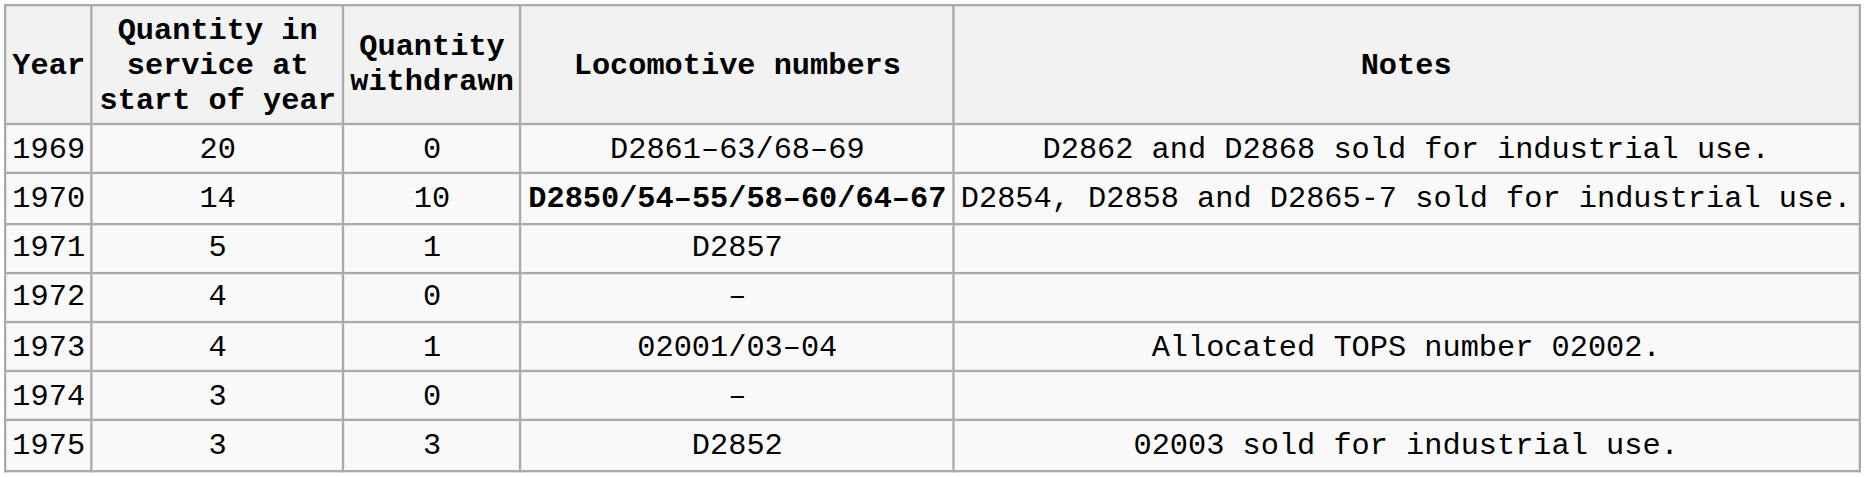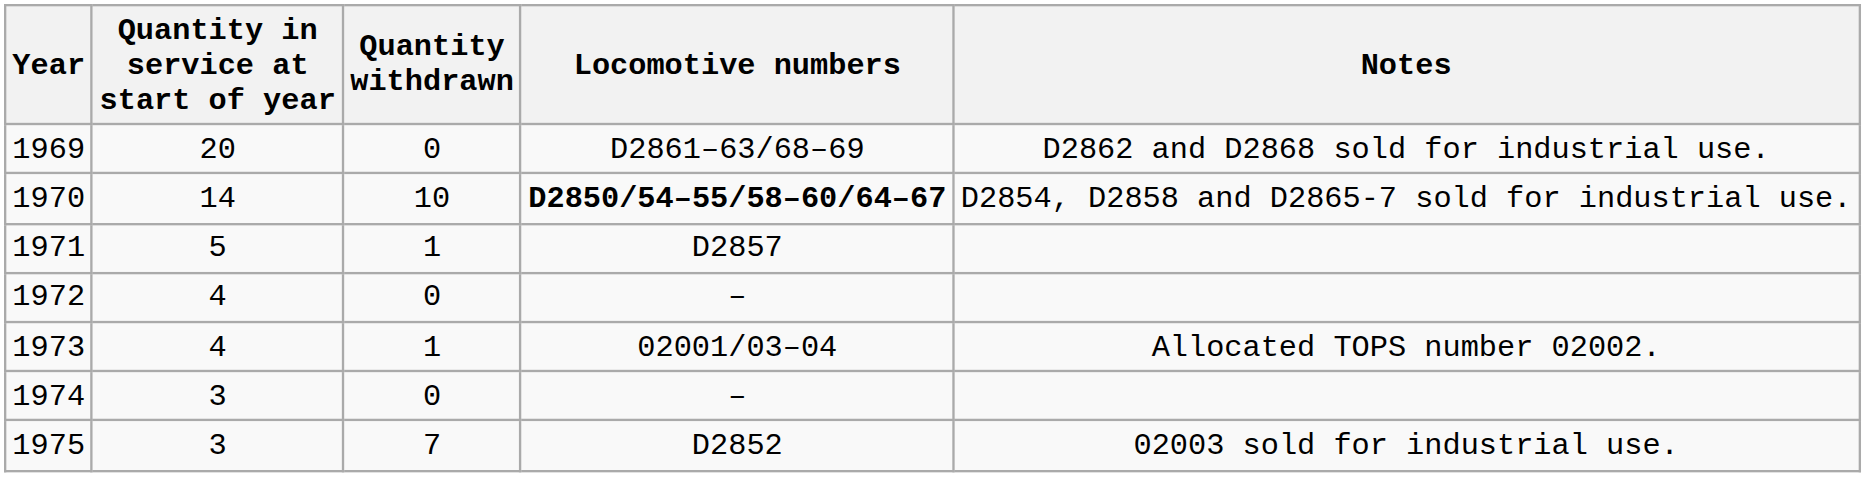(432, 445) 3 -> (432, 445) 7
